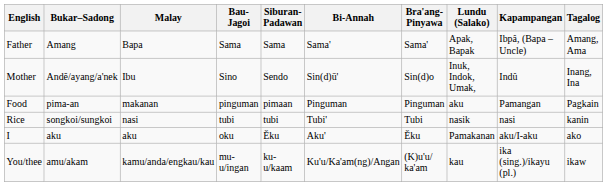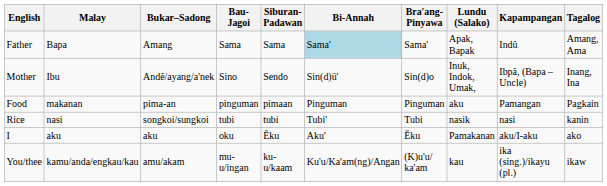columns swapped: (168, 17) <-> (82, 17)
(319, 44) no background -> (319, 44) lightblue background
(526, 44) Ibpâ, (Bapa – Uncle) -> (508, 44) Indû
(508, 77) Indû -> (526, 77) Ibpâ, (Bapa – Uncle)
